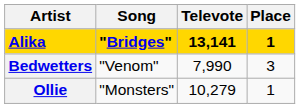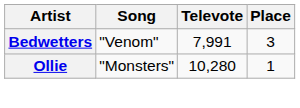- row: (27, 41)
(212, 66) 7,990 -> (212, 41) 7,991
(212, 90) 10,279 -> (212, 66) 10,280
